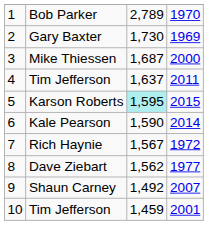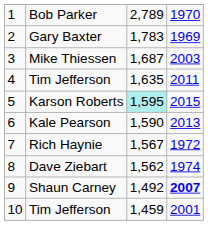(147, 36) 1,730 -> (147, 36) 1,783
(185, 58) 2000 -> (185, 58) 2003
(147, 79) 1,637 -> (147, 79) 1,635
(185, 123) 2014 -> (185, 123) 2013
(185, 166) 1977 -> (185, 166) 1974
(185, 187) normal -> (185, 187) bold
